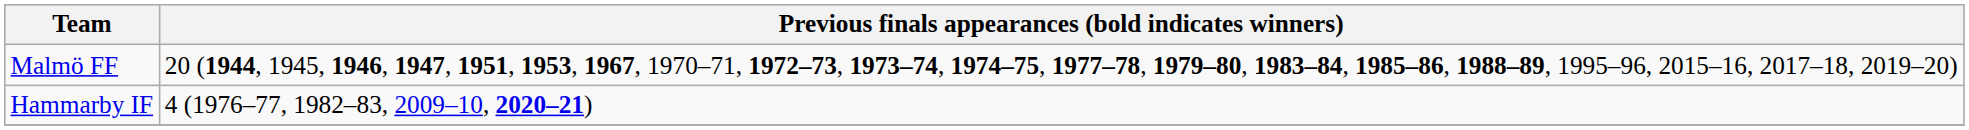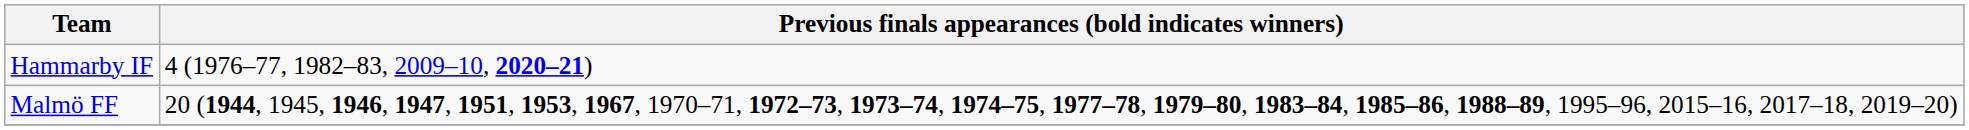rows swapped: (82, 104) <-> (64, 64)
